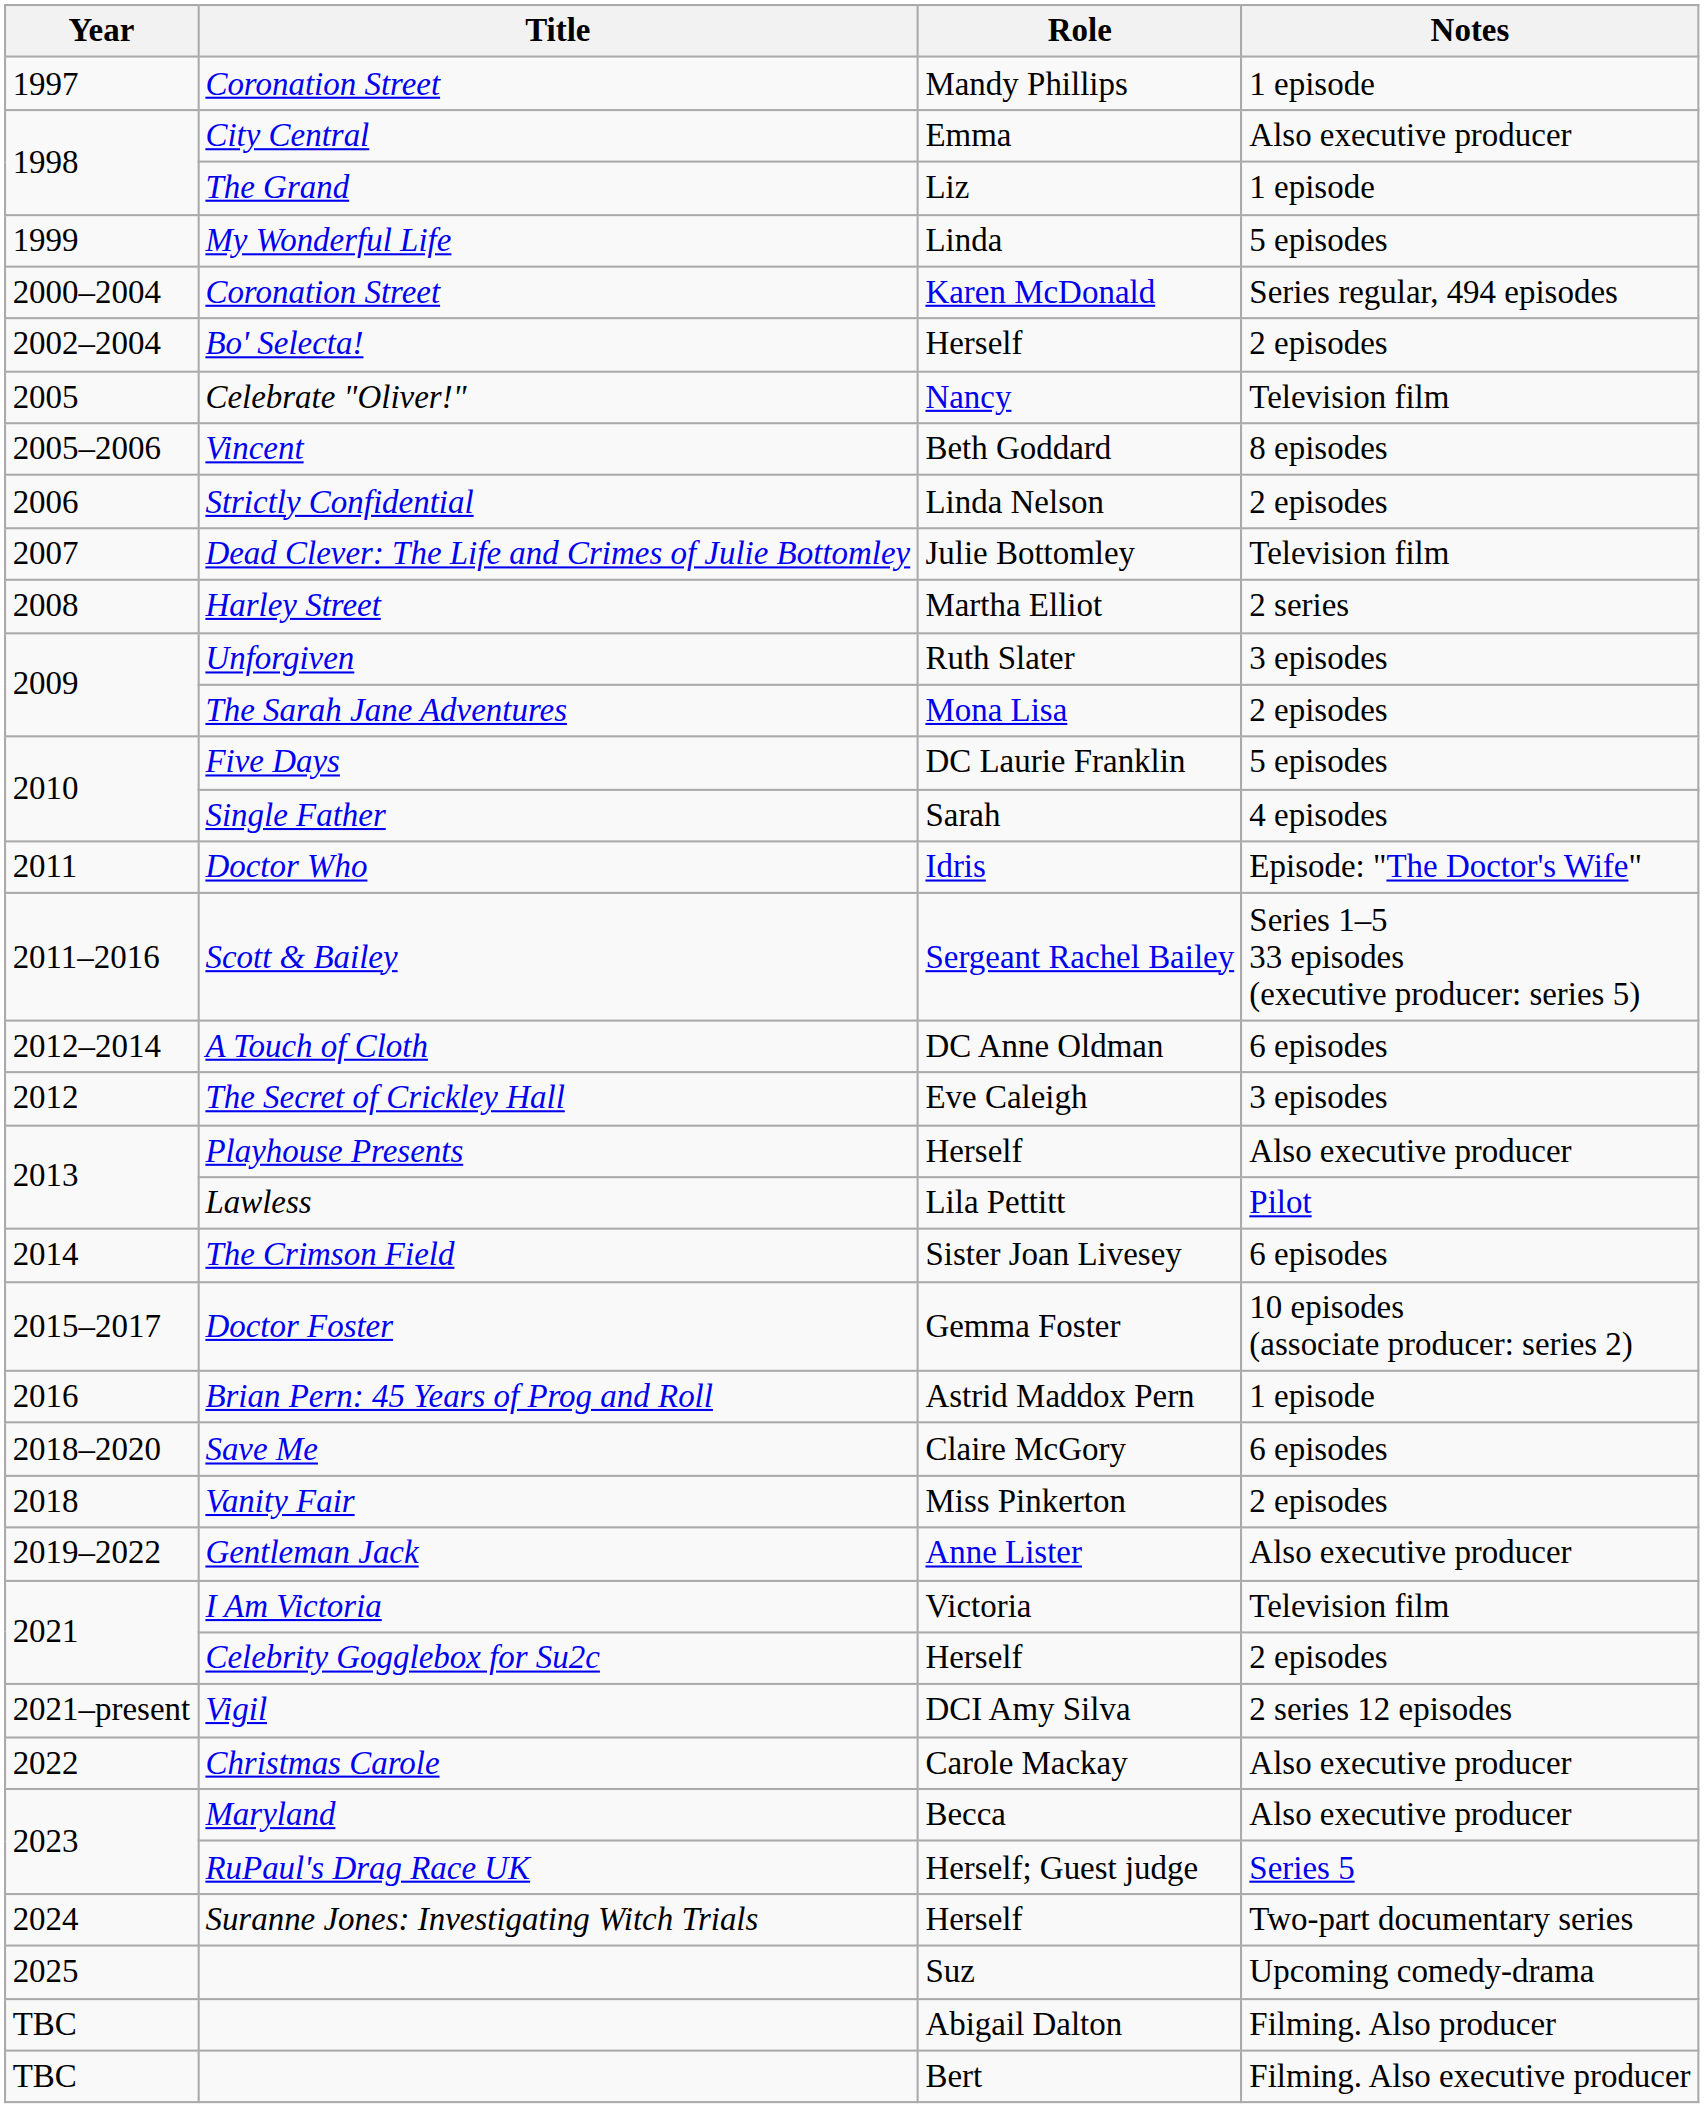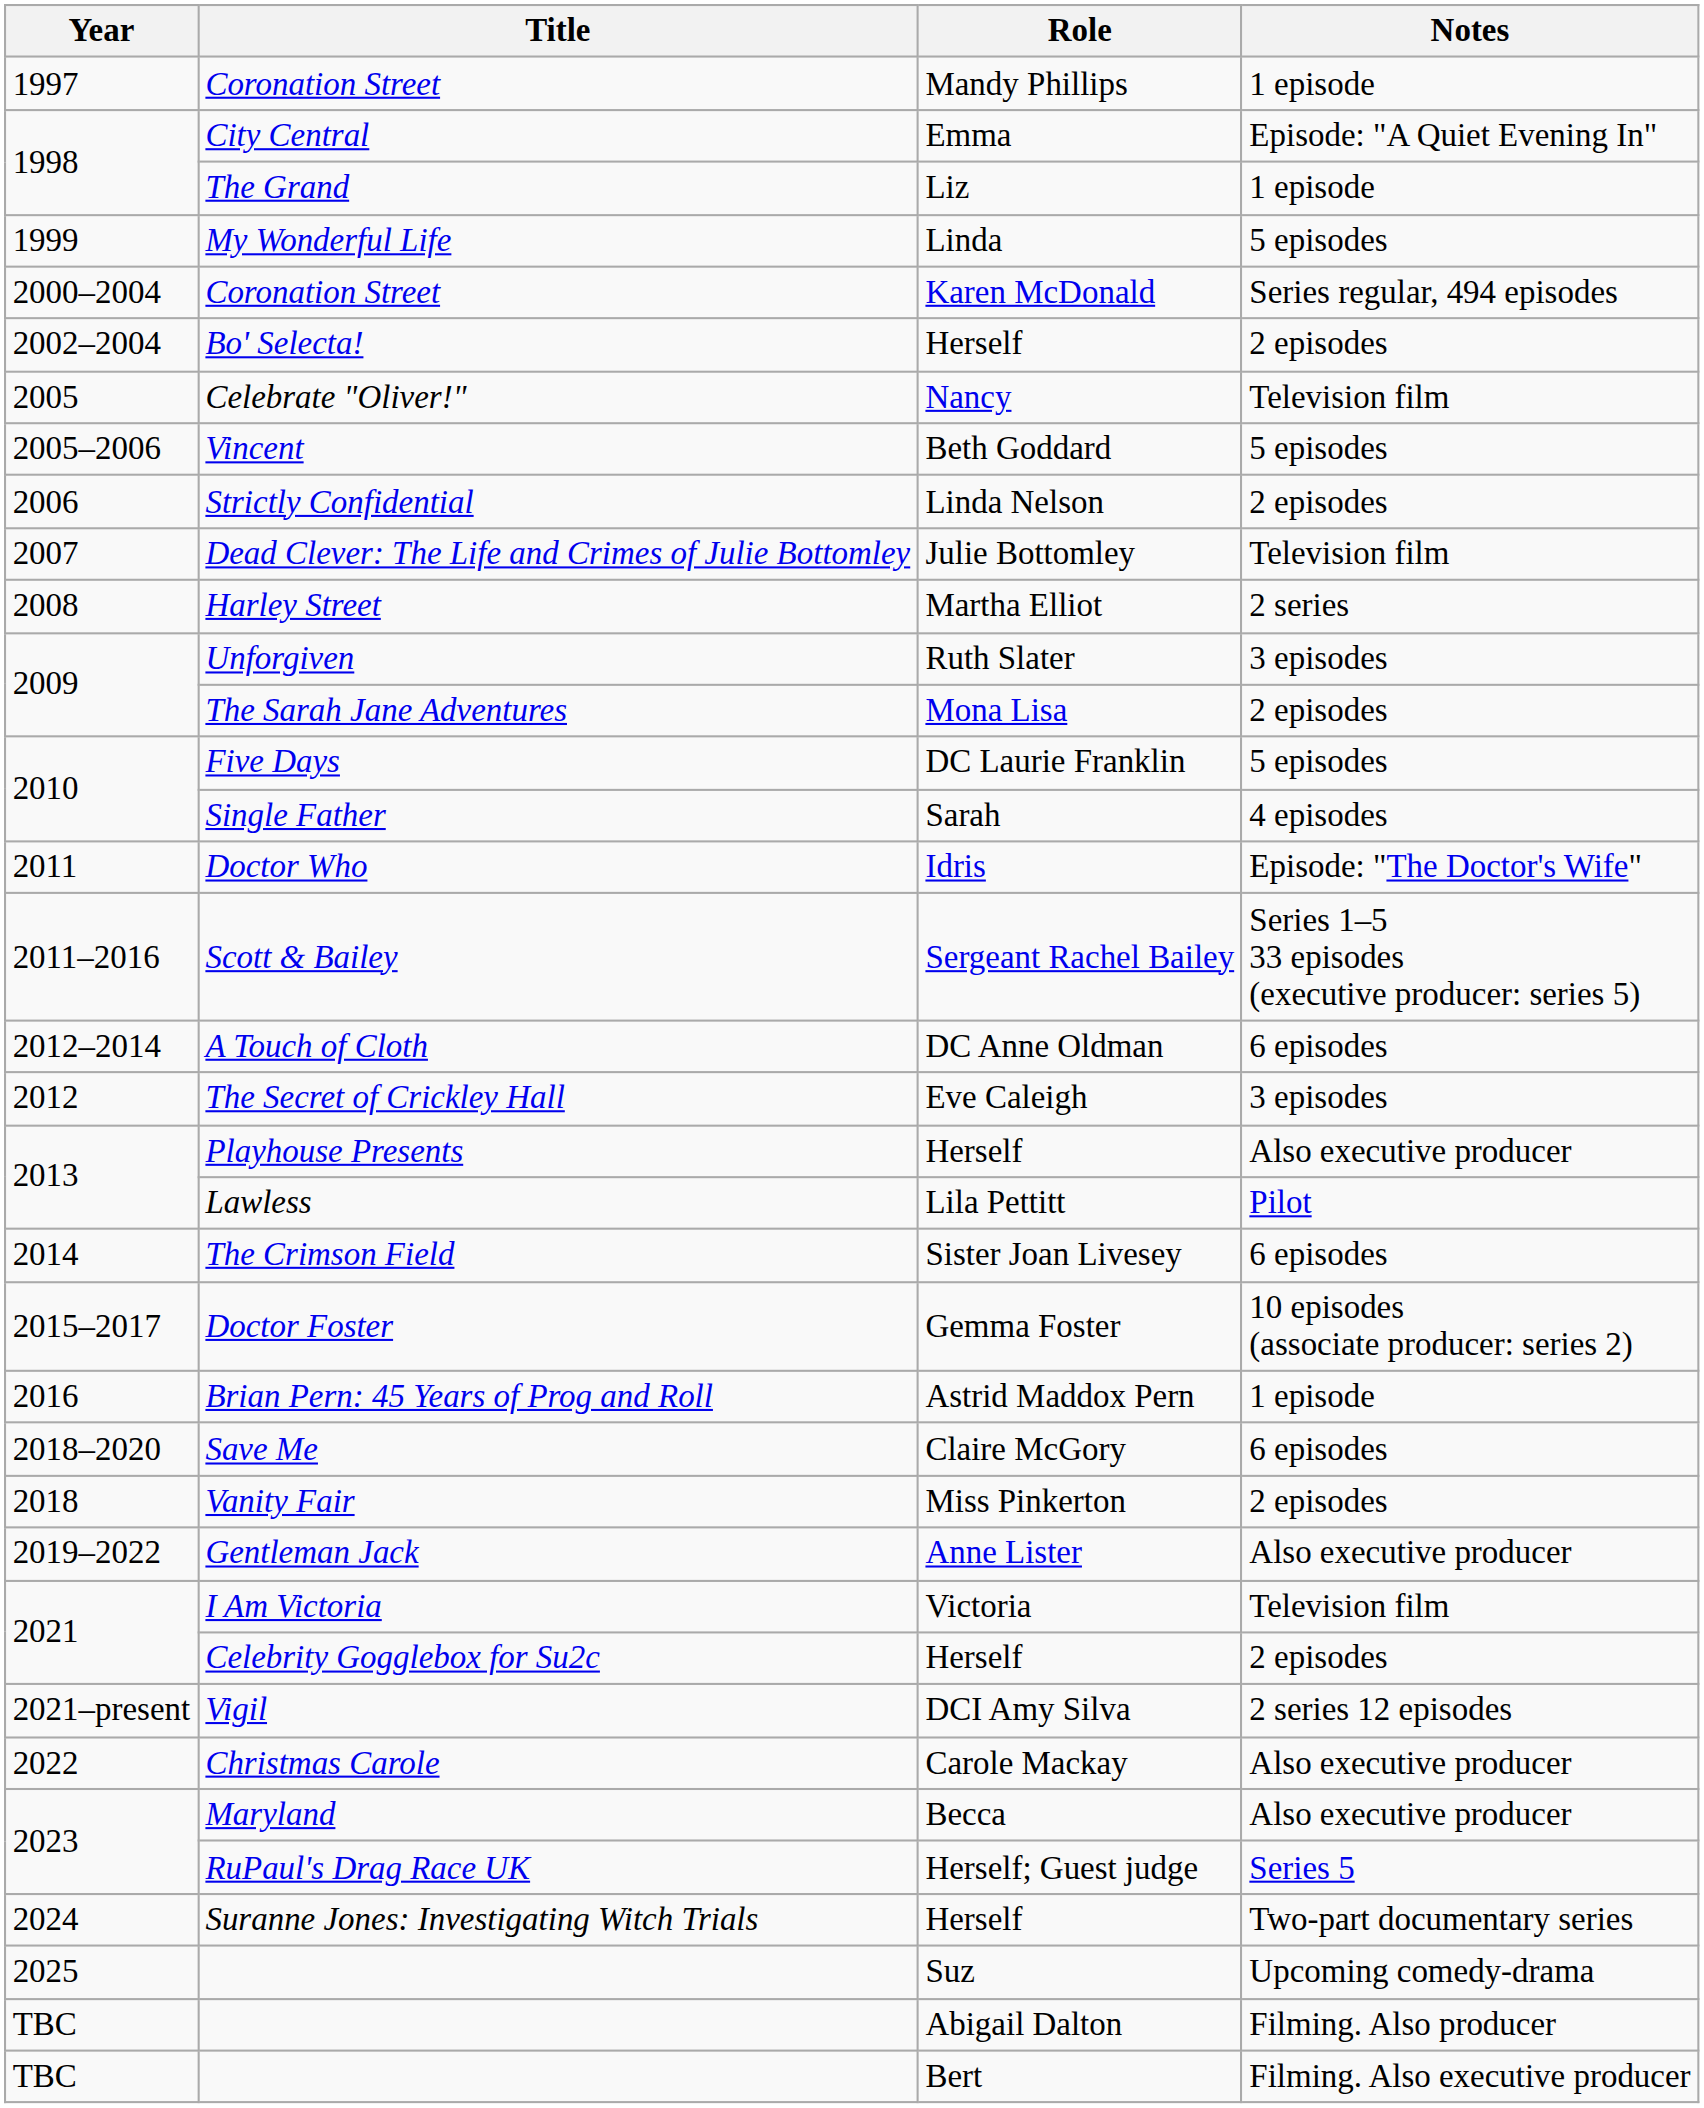(1410, 135) Also executive producer -> (1453, 135) Episode: "A Quiet Evening In"
(1318, 448) 8 episodes -> (1318, 448) 5 episodes
